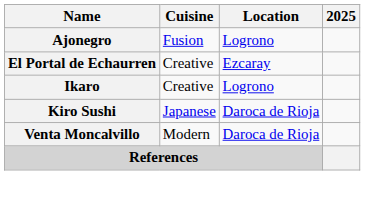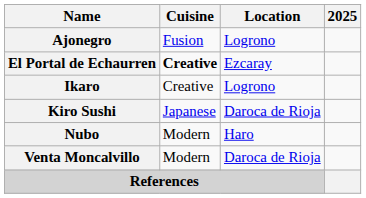(188, 63) normal -> (190, 63) bold
+ row: (82, 134)
